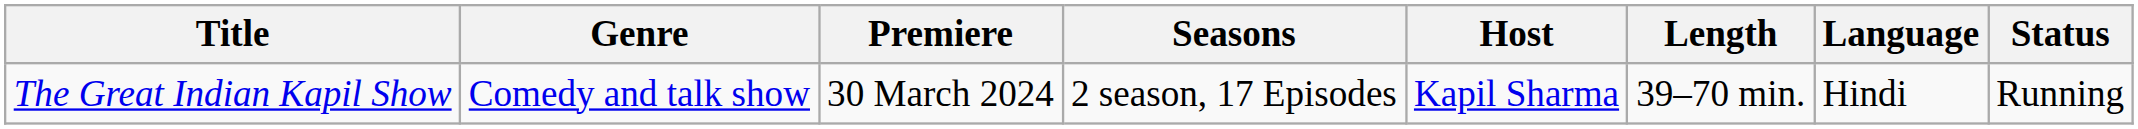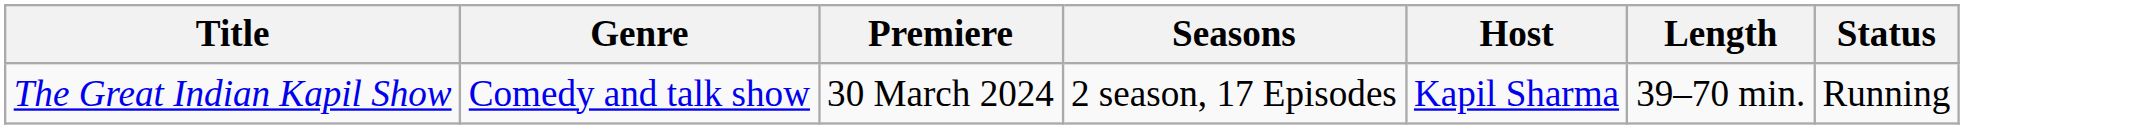- column: (1901, 33)
